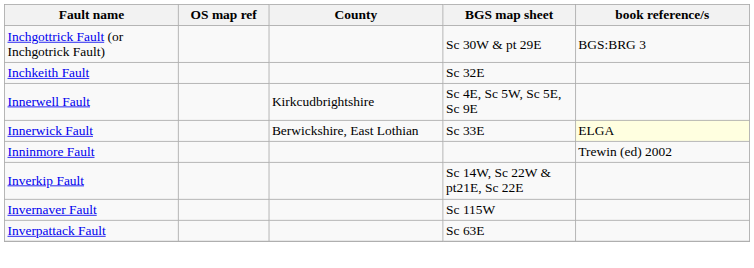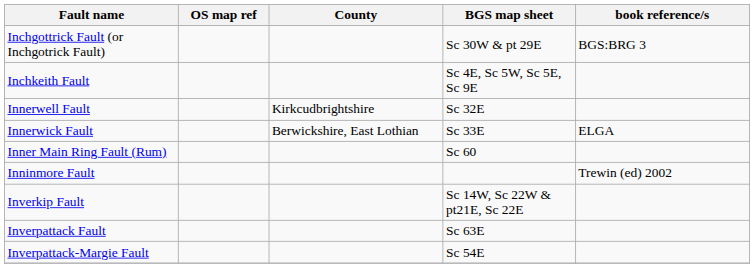(465, 72) Sc 32E -> (504, 80) Sc 4E, Sc 5W, Sc 5E, Sc 9E
(504, 101) Sc 4E, Sc 5W, Sc 5E, Sc 9E -> (465, 109) Sc 32E
(596, 130) lightyellow background -> (596, 130) no background
+ row: (87, 151)
- row: (52, 209)
+ row: (78, 252)
